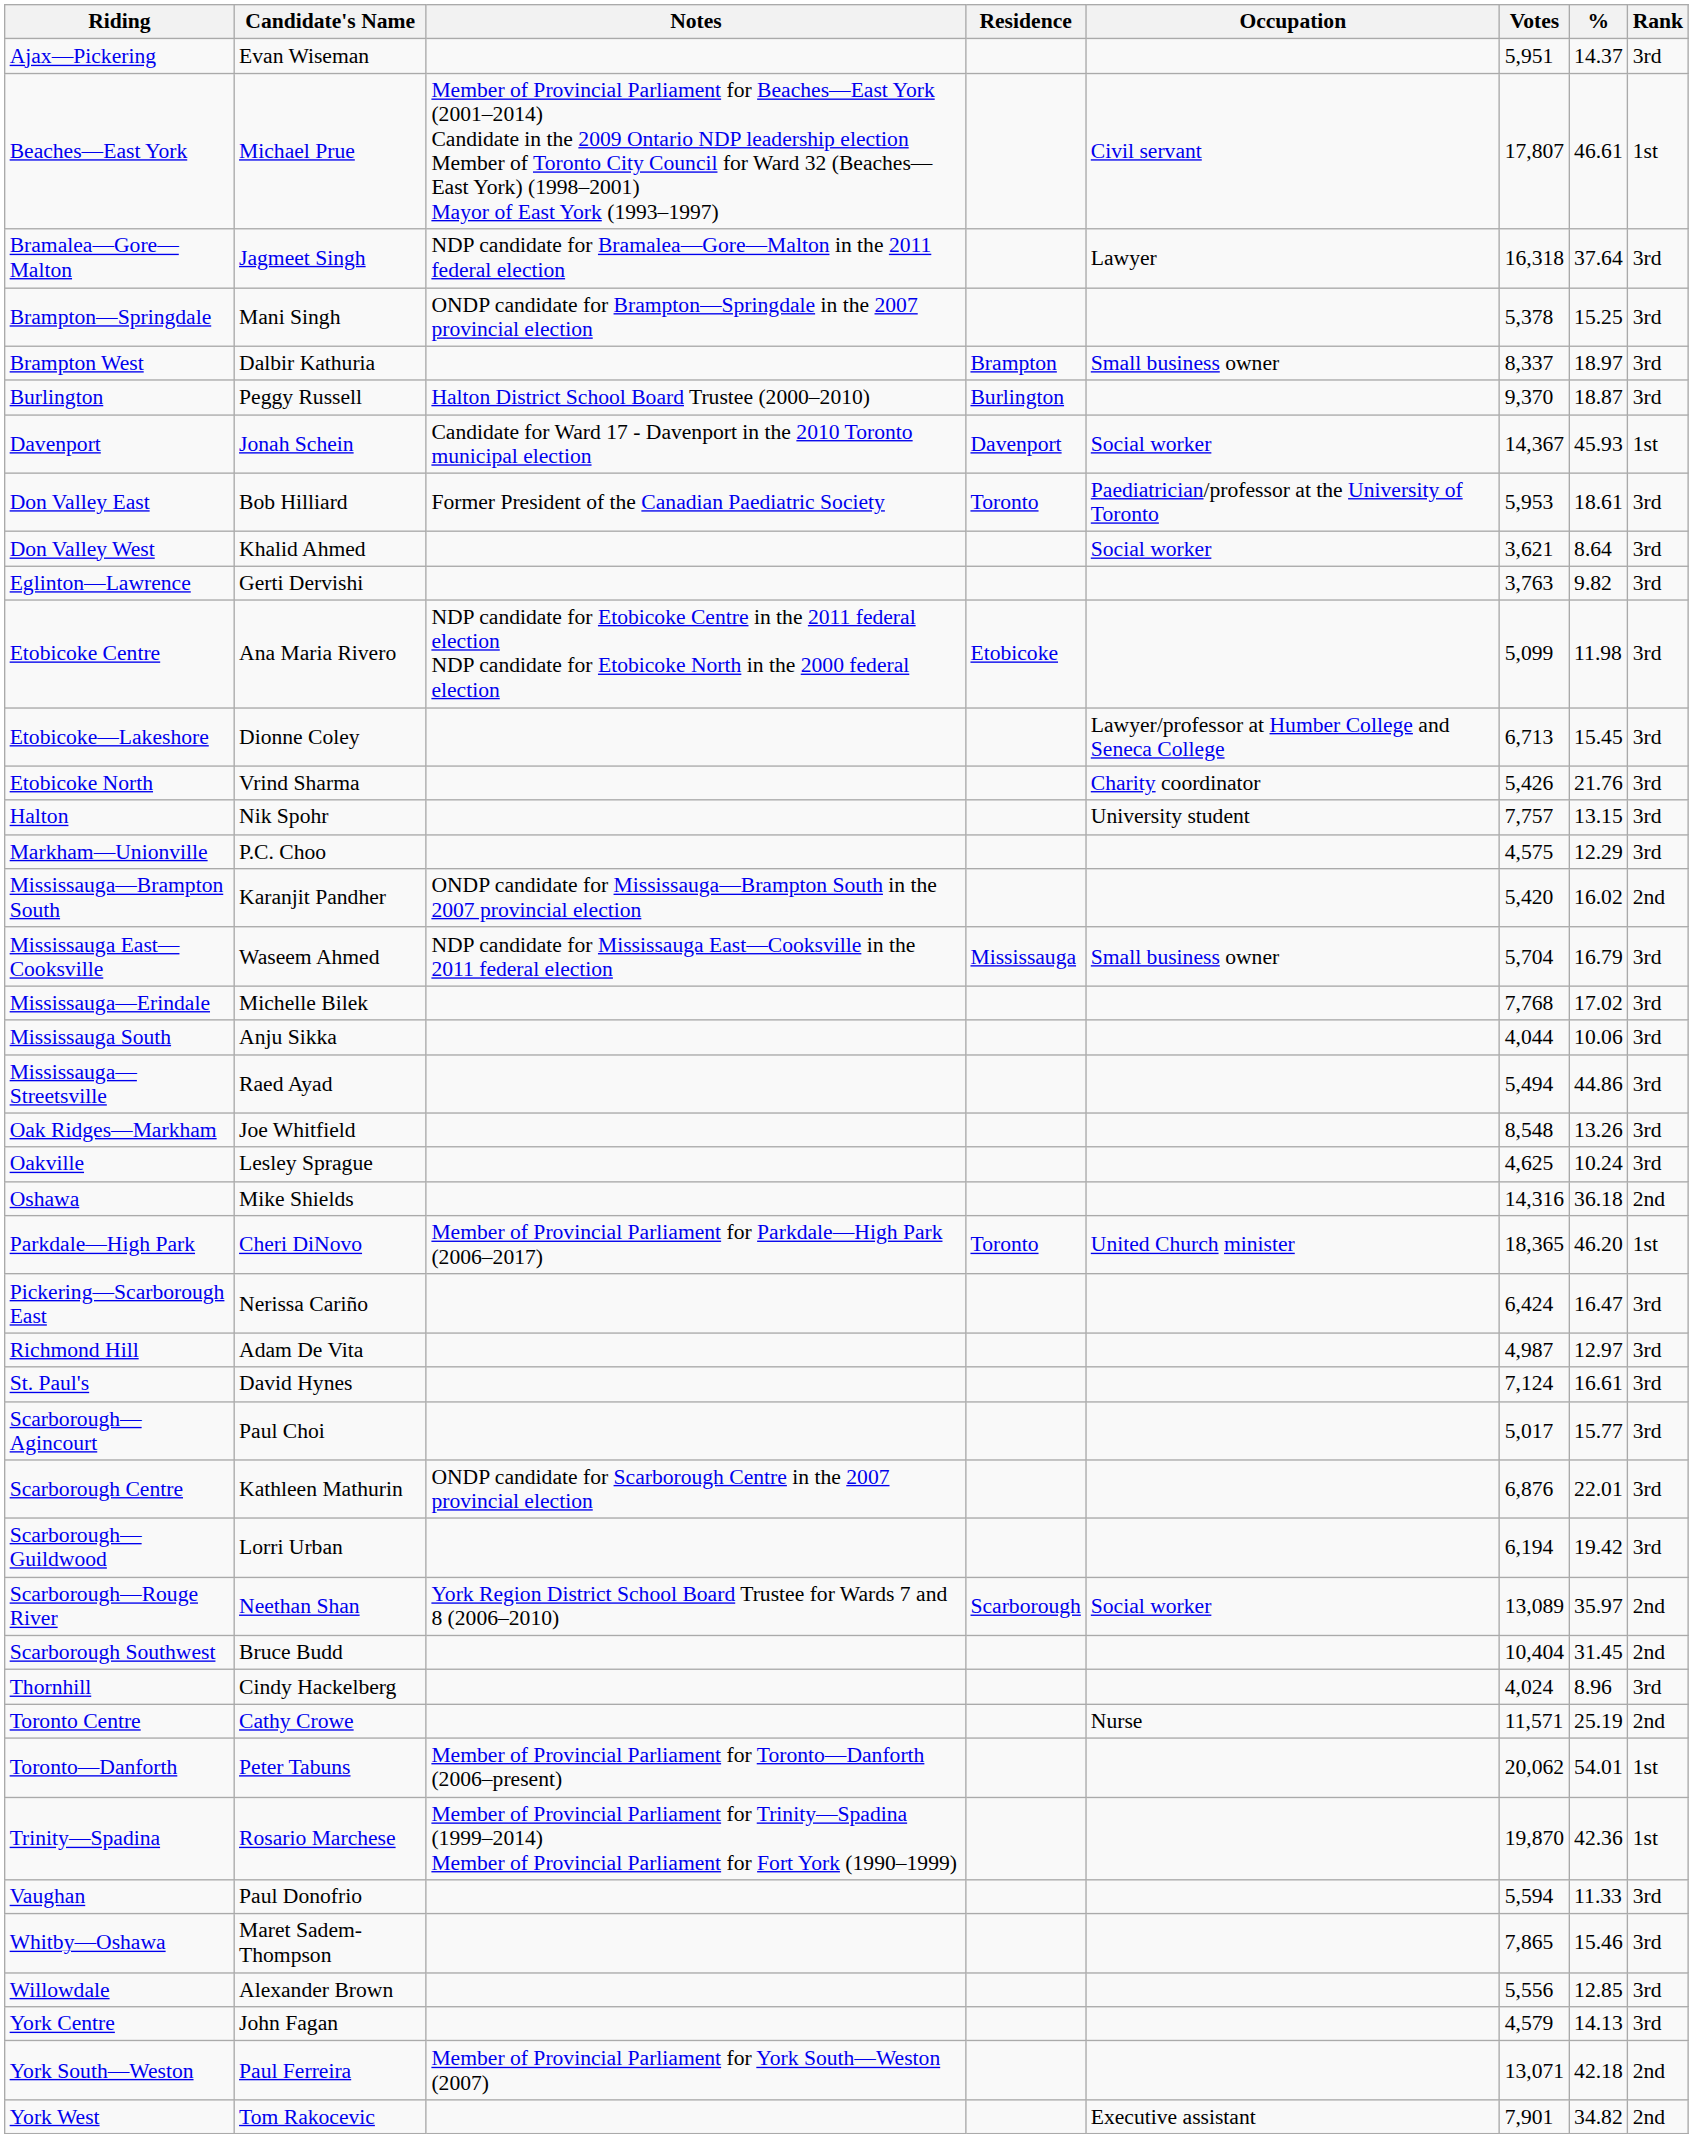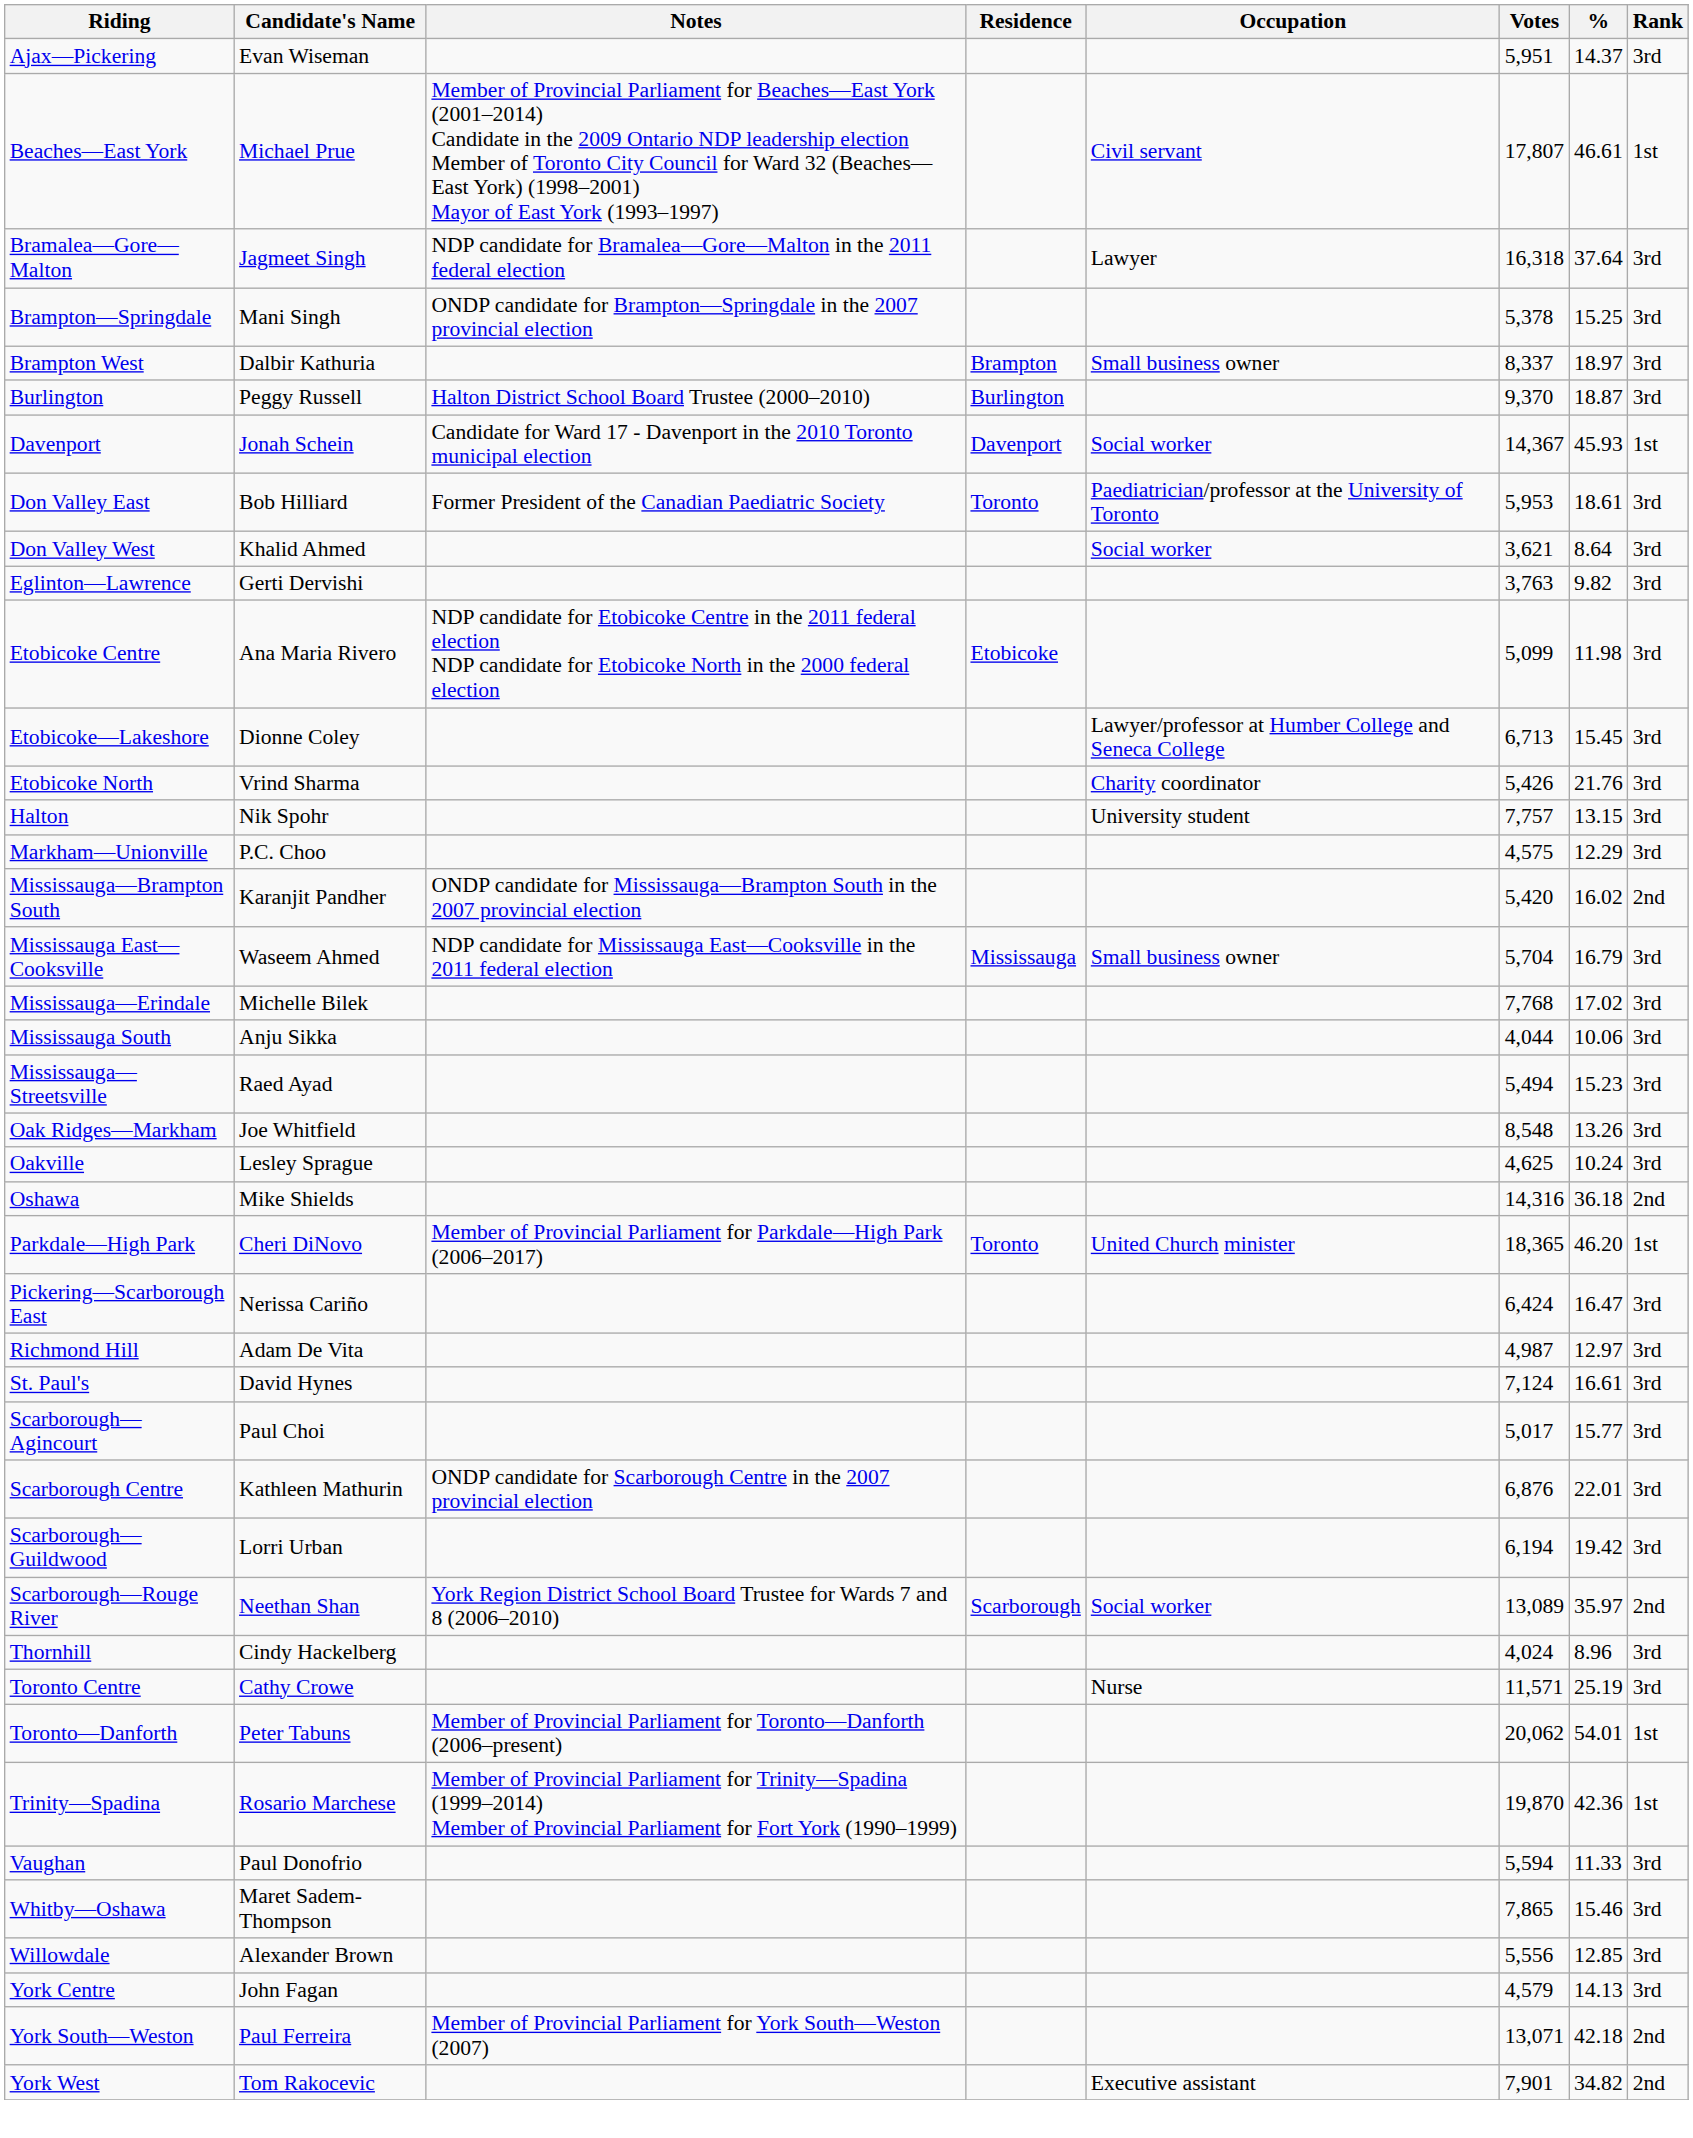(1598, 1083) 44.86 -> (1598, 1083) 15.23
- row: (113, 1652)
(1649, 1720) 2nd -> (1647, 1686) 3rd
